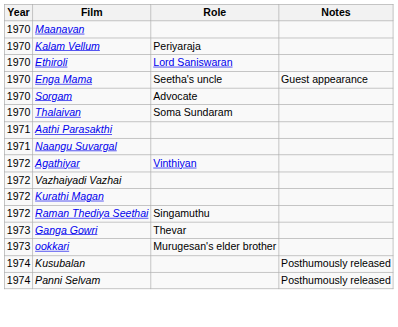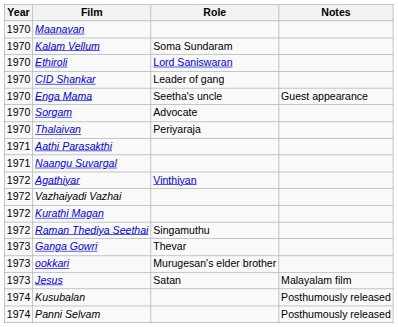(177, 46) Periyaraja -> (193, 46) Soma Sundaram
+ row: (65, 79)
(193, 113) Soma Sundaram -> (177, 130) Periyaraja
+ row: (49, 280)
